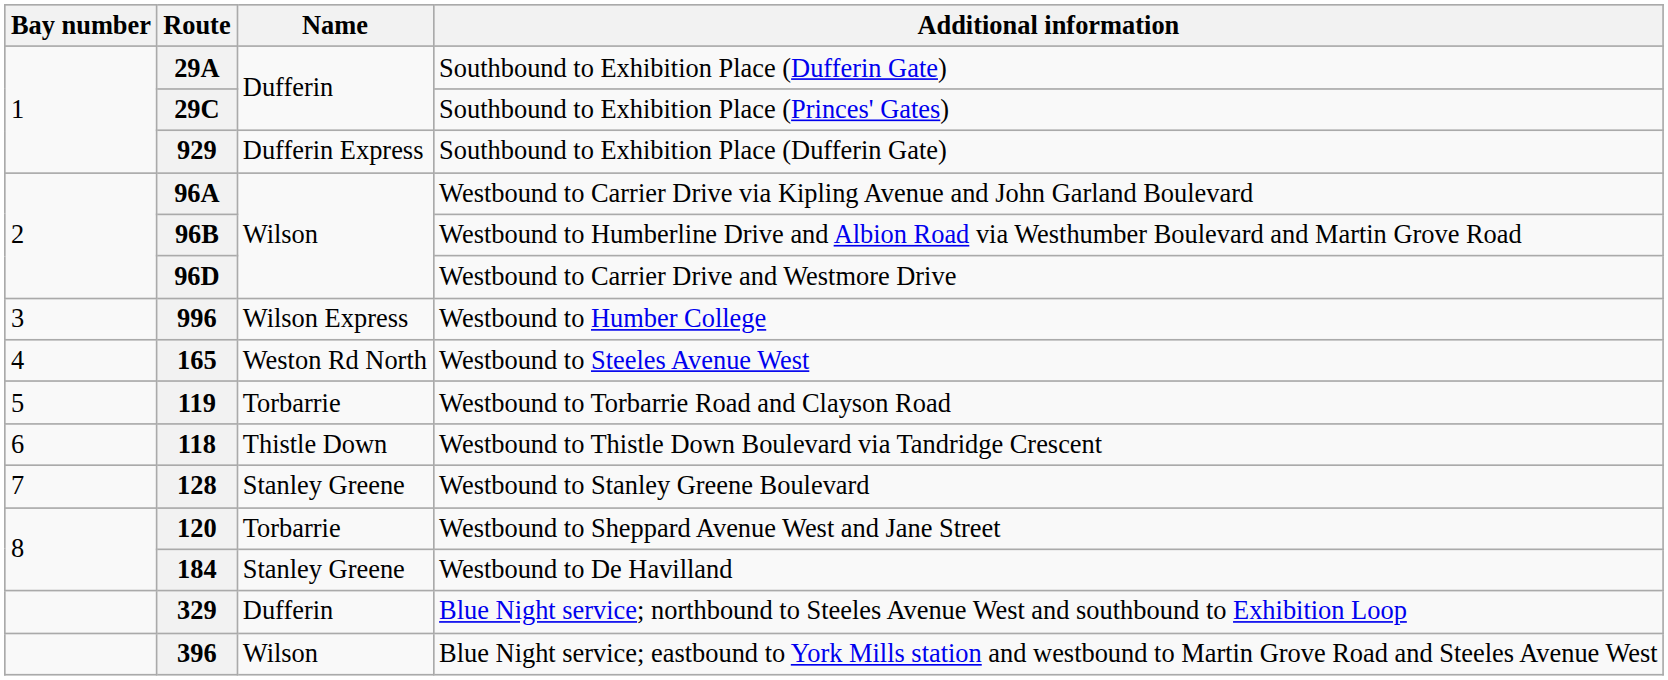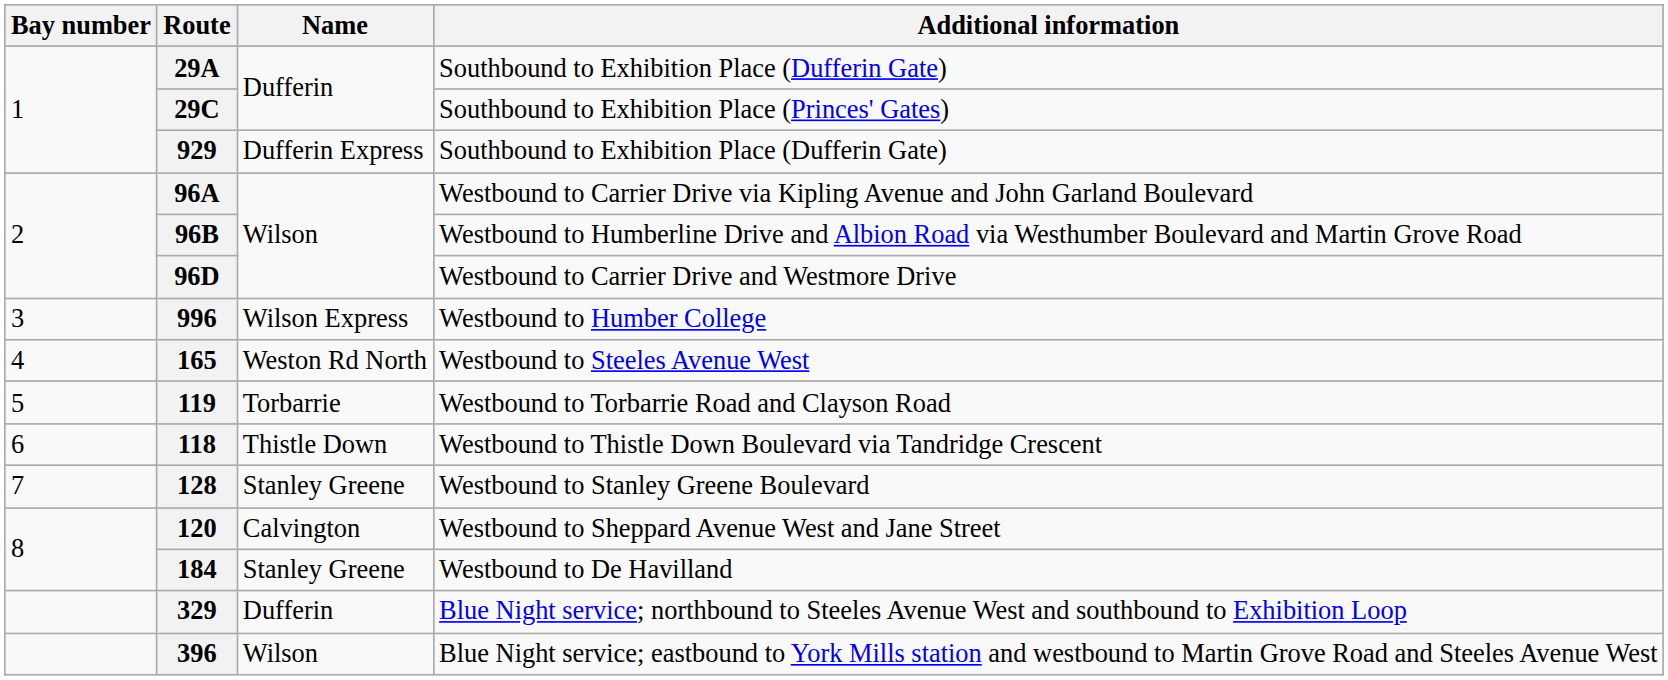(292, 527) Torbarrie -> (301, 527) Calvington
